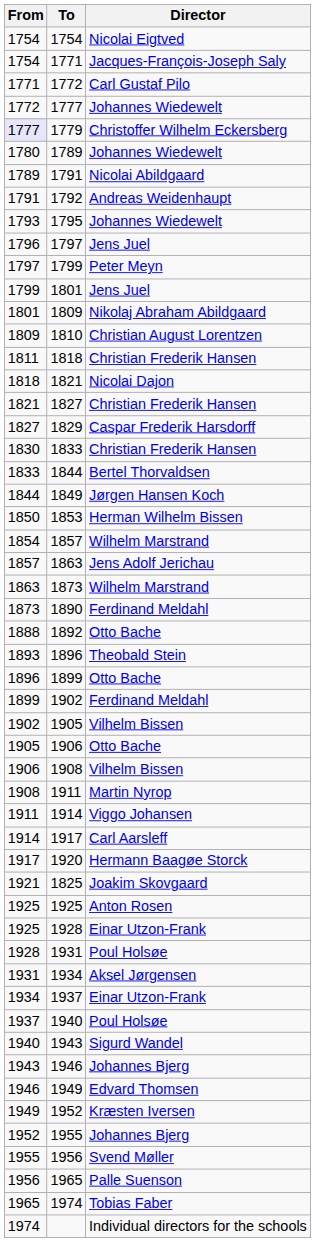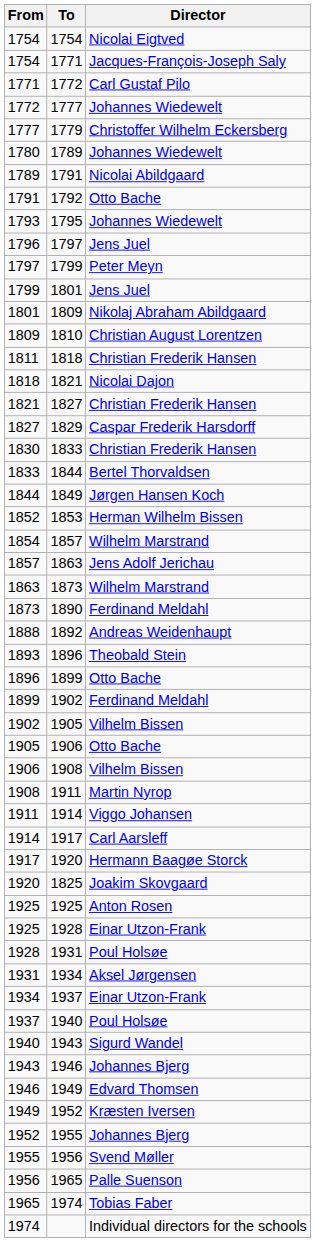(24, 130) lavender background -> (24, 130) no background
(160, 198) Andreas Weidenhaupt -> (125, 198) Otto Bache
(24, 518) 1850 -> (24, 518) 1852
(125, 632) Otto Bache -> (160, 632) Andreas Weidenhaupt
(24, 883) 1921 -> (24, 883) 1920
